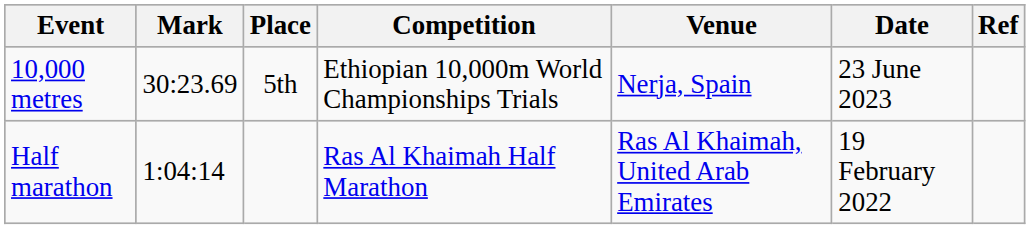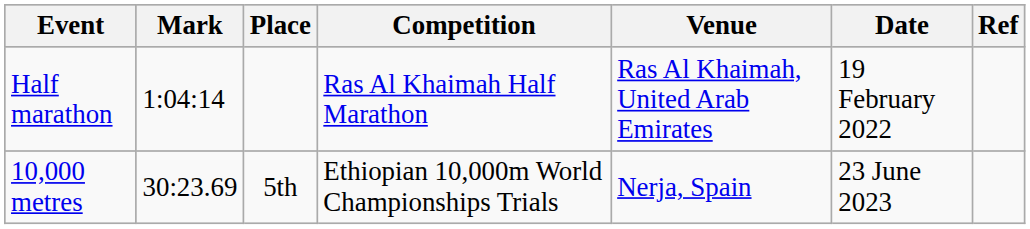rows swapped: (62, 171) <-> (48, 83)
